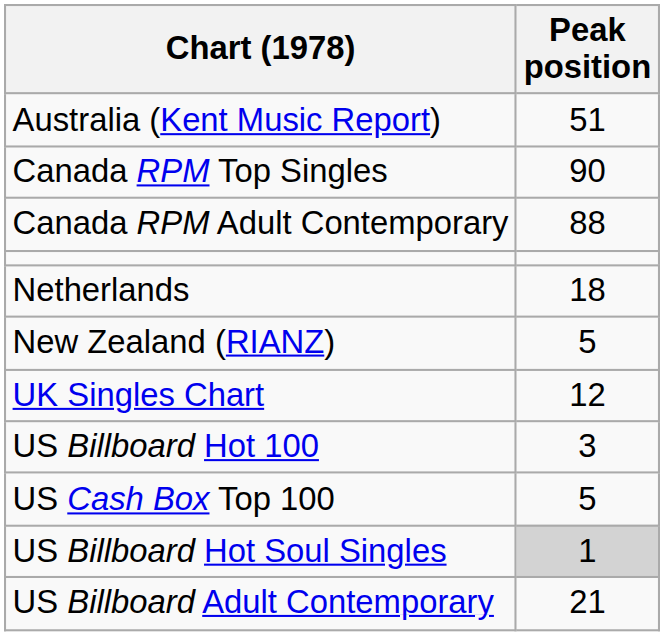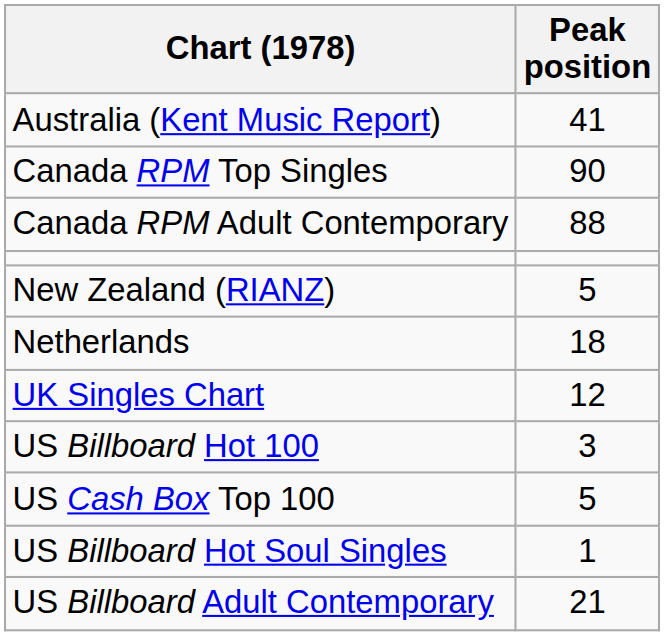(587, 119) 51 -> (587, 119) 41
rows swapped: (101, 290) <-> (174, 342)
(587, 550) lightgrey background -> (587, 550) no background
